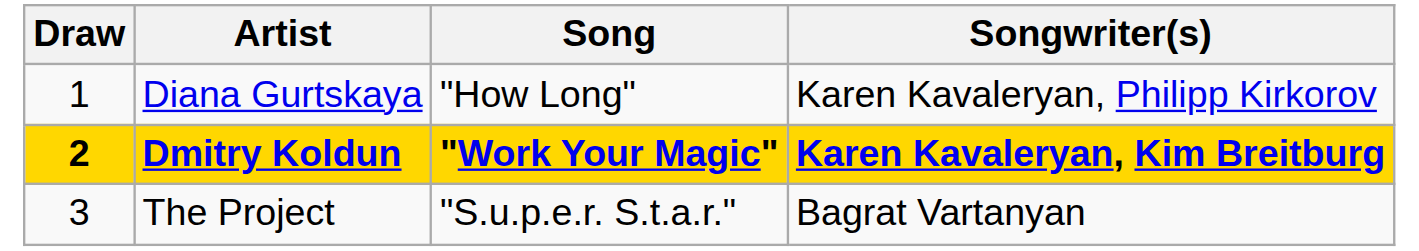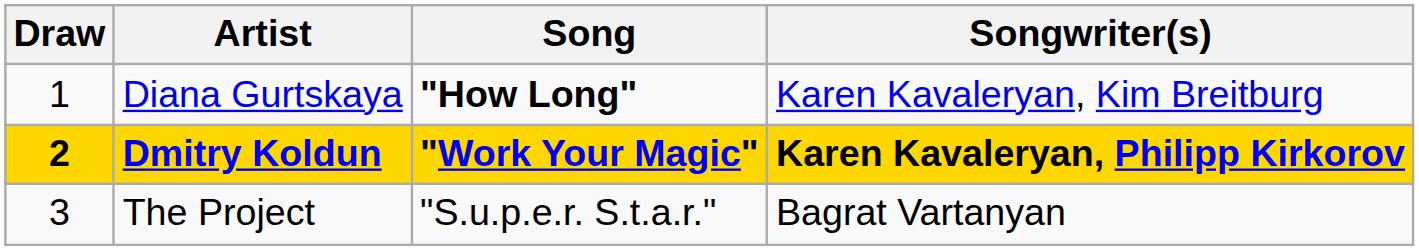(538, 93) normal -> (529, 93) bold
(1086, 93) Karen Kavaleryan, Philipp Kirkorov -> (1050, 93) Karen Kavaleryan, Kim Breitburg
(1091, 153) Karen Kavaleryan, Kim Breitburg -> (1091, 153) Karen Kavaleryan, Philipp Kirkorov
